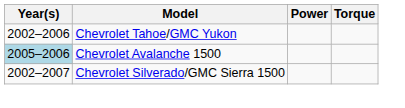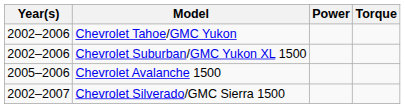+ row: (191, 53)
(39, 53) lightblue background -> (39, 73) no background
